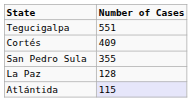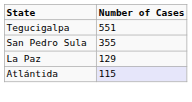- row: (24, 43)
(107, 74) 128 -> (107, 58) 129
